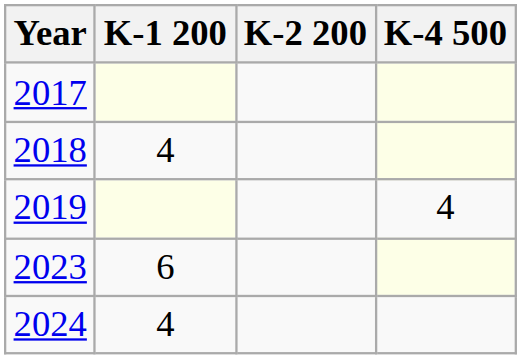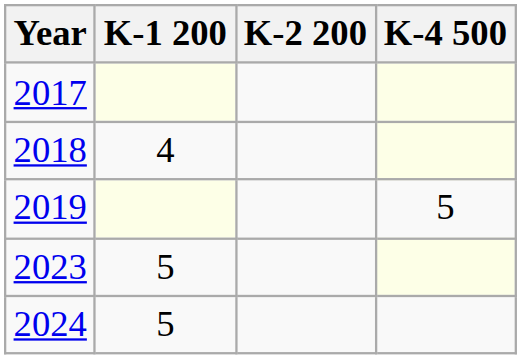(445, 207) 4 -> (445, 207) 5
(165, 265) 6 -> (165, 265) 5
(165, 324) 4 -> (165, 324) 5
